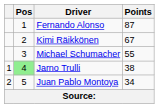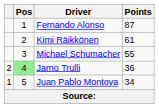(129, 39) 67 -> (129, 39) 61
(9, 68) 1 -> (9, 68) 2
(129, 68) 38 -> (129, 68) 36
(9, 82) 2 -> (9, 82) 1
